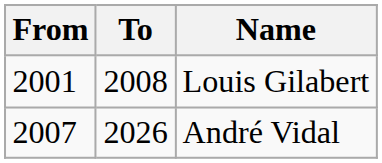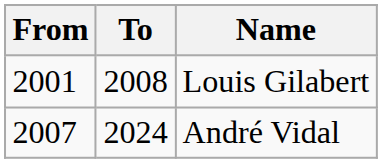(136, 132) 2026 -> (136, 132) 2024
